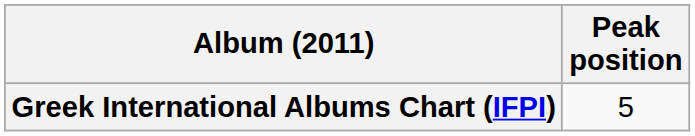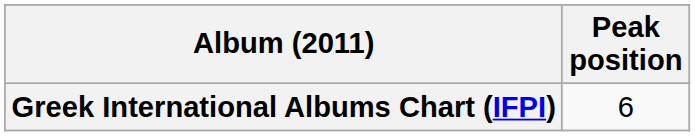(626, 106) 5 -> (626, 106) 6
